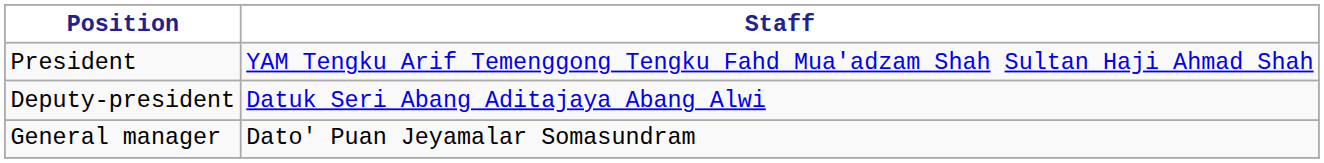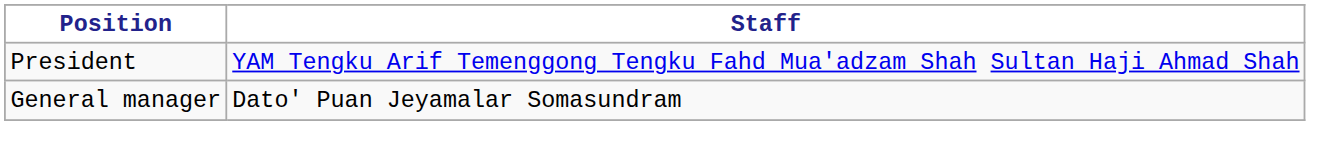- row: (123, 100)
